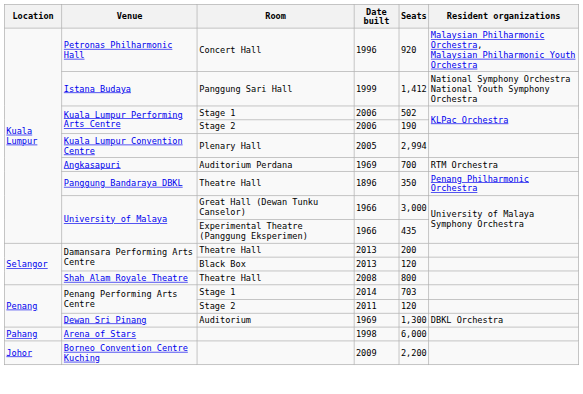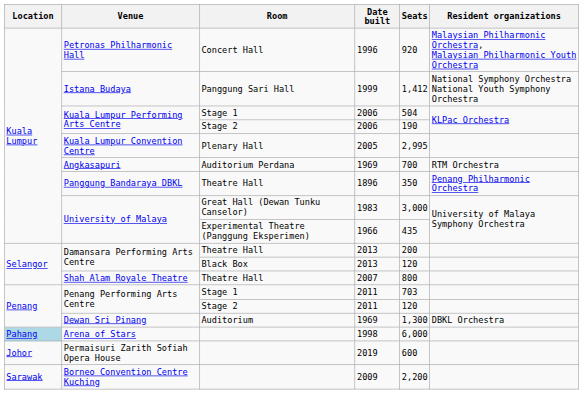(409, 113) 502 -> (410, 113) 504
(414, 146) 2,994 -> (415, 146) 2,995
(366, 207) 1966 -> (367, 207) 1983
(366, 278) 2008 -> (367, 278) 2007
(366, 292) 2014 -> (367, 292) 2011
(22, 334) no background -> (22, 334) lightblue background
+ row: (126, 353)
(19, 353) Johor -> (24, 377) Sarawak
